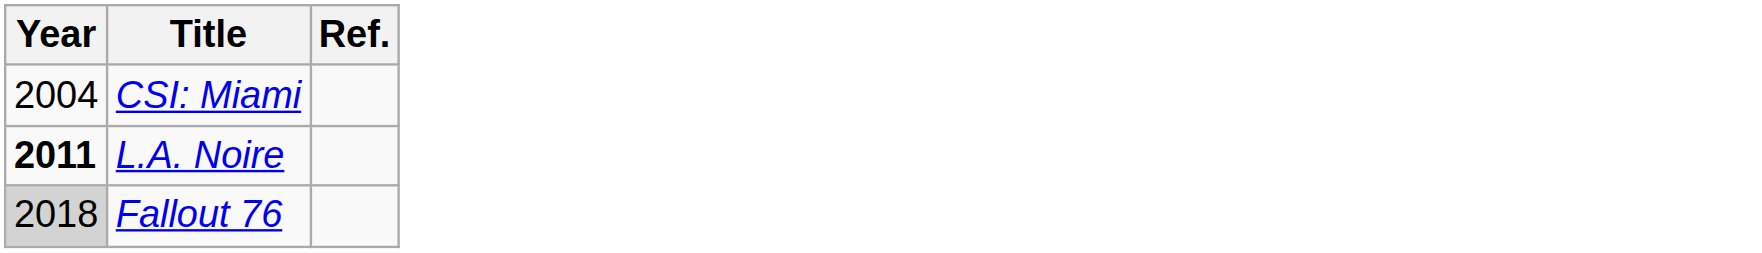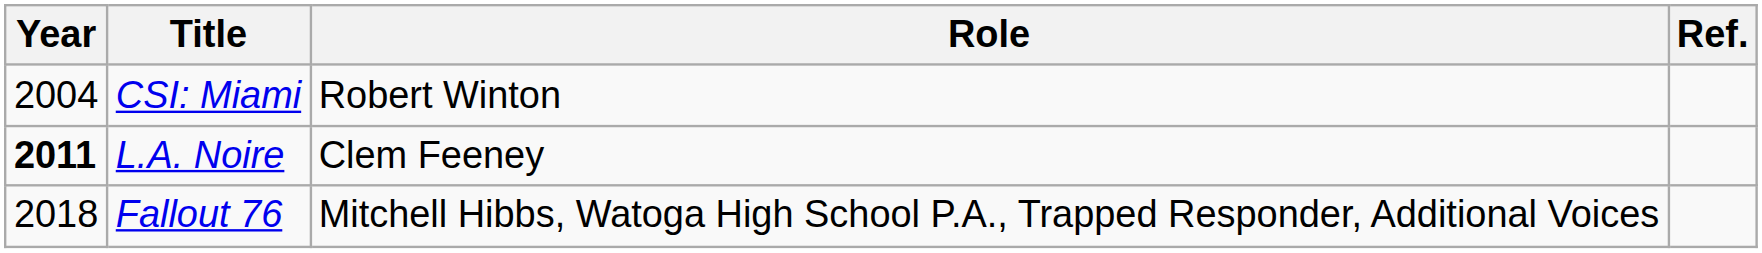+ column: (989, 34)
(56, 214) lightgrey background -> (56, 214) no background
